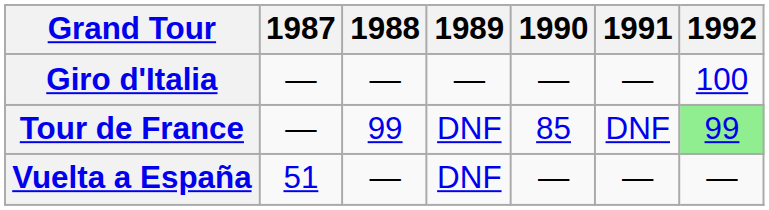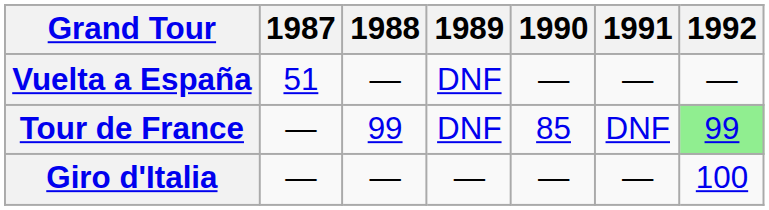rows swapped: (132, 79) <-> (132, 178)
